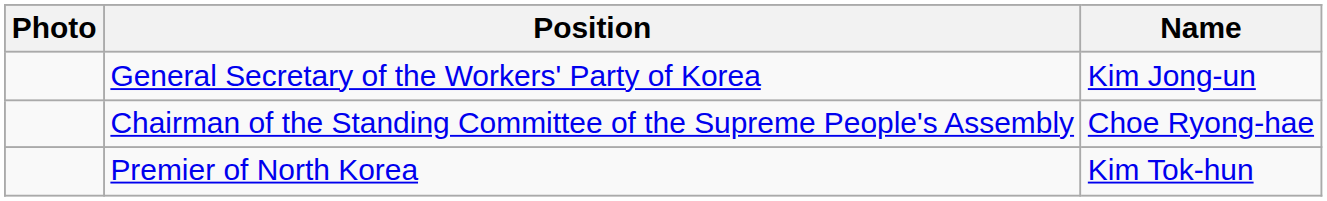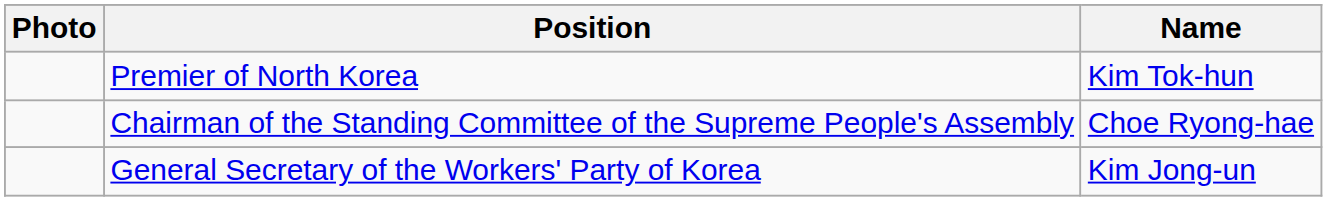rows swapped: (436, 75) <-> (264, 170)
